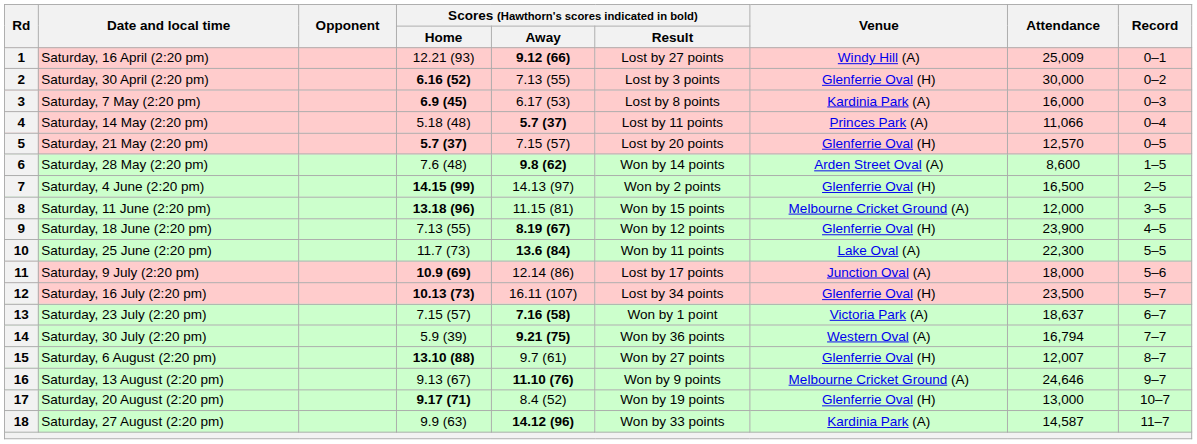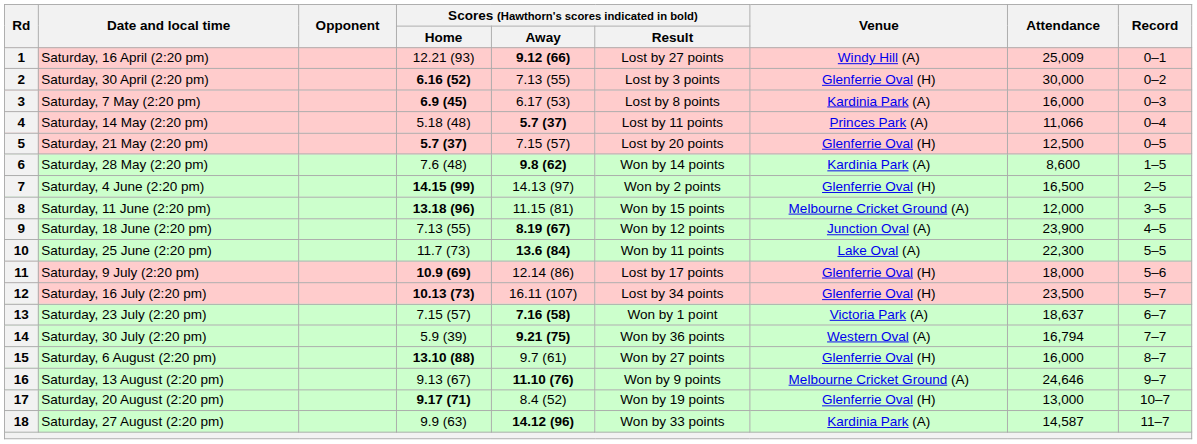(1063, 144) 12,570 -> (1063, 144) 12,500
(879, 165) Arden Street Oval (A) -> (879, 165) Kardinia Park (A)
(879, 229) Glenferrie Oval (H) -> (879, 229) Junction Oval (A)
(879, 272) Junction Oval (A) -> (879, 272) Glenferrie Oval (H)
(1063, 358) 12,007 -> (1063, 358) 16,000
